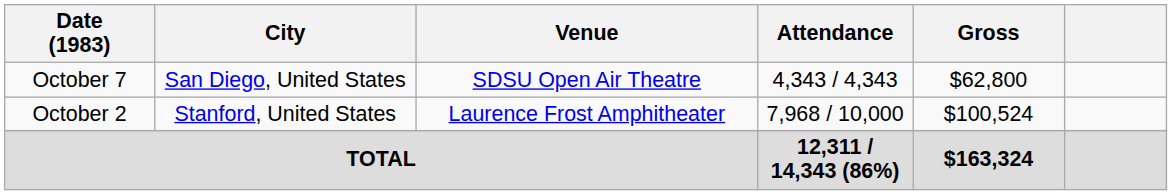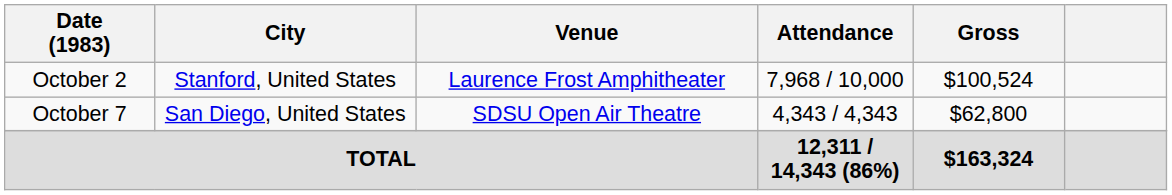rows swapped: (79, 113) <-> (79, 79)
